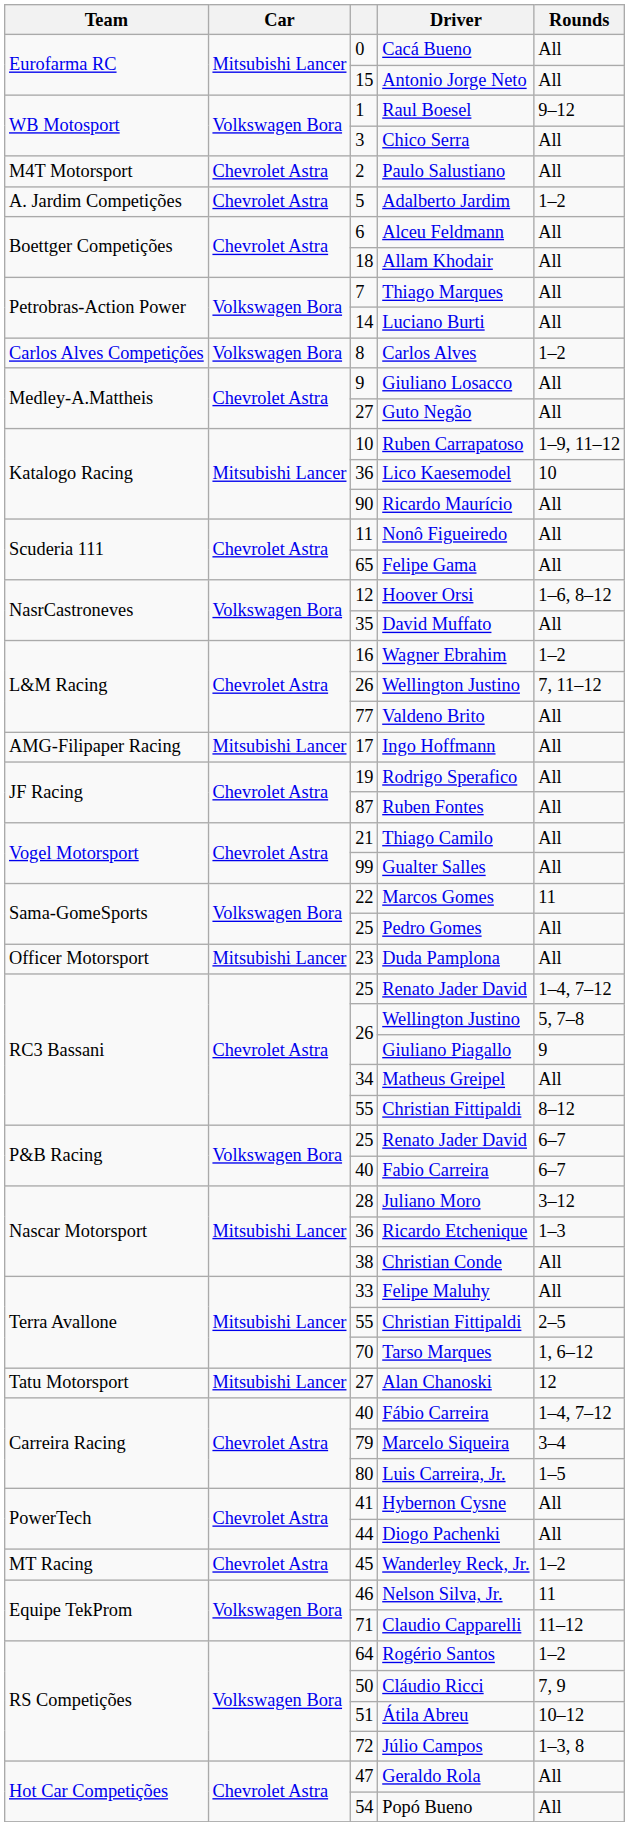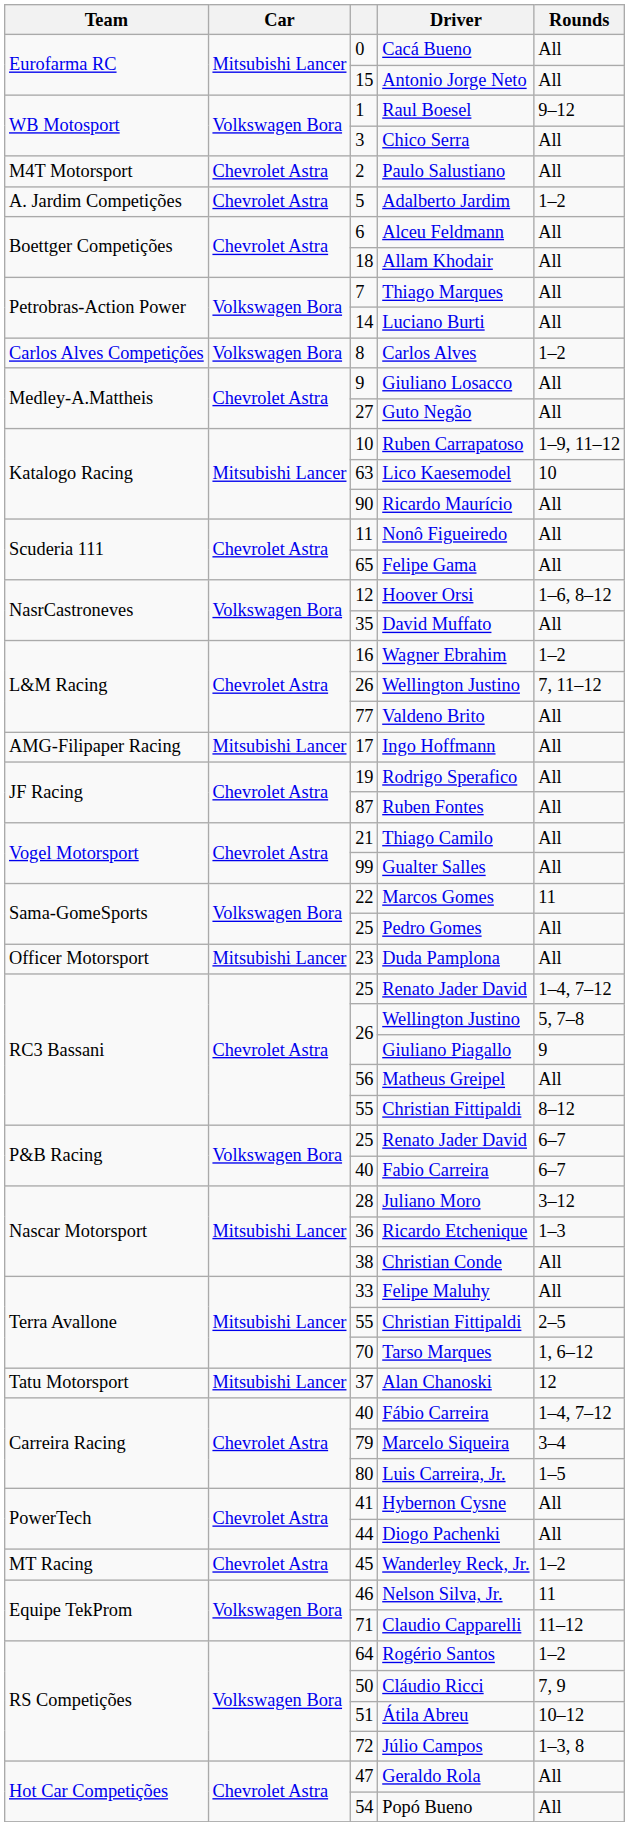(364, 473) 36 -> (364, 473) 63
(364, 1079) 34 -> (364, 1079) 56
(364, 1382) 27 -> (364, 1382) 37
